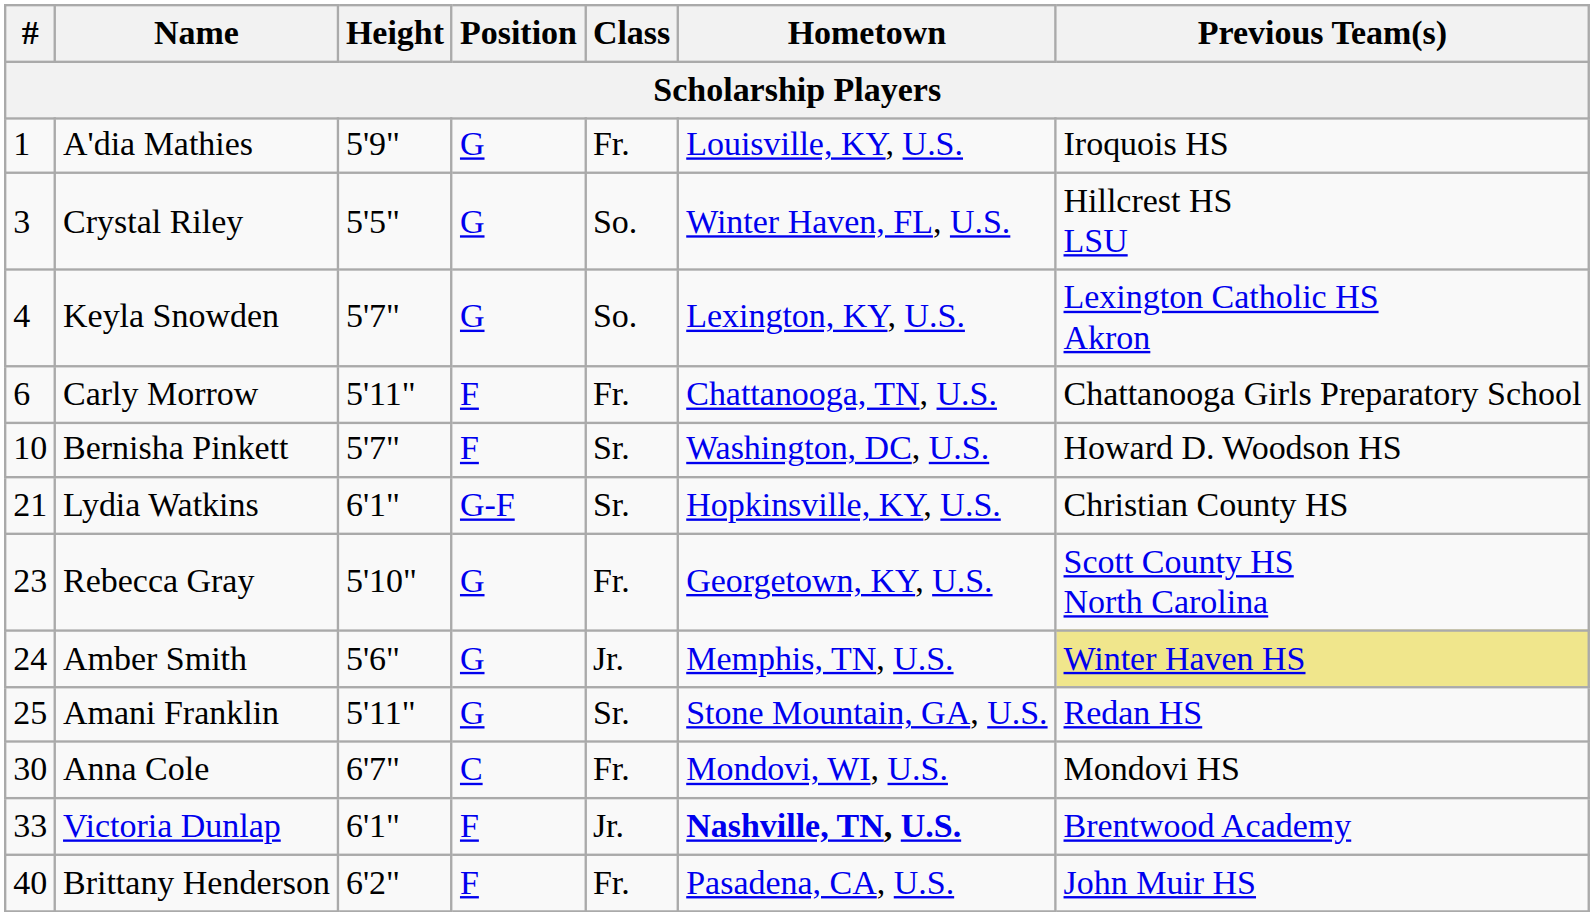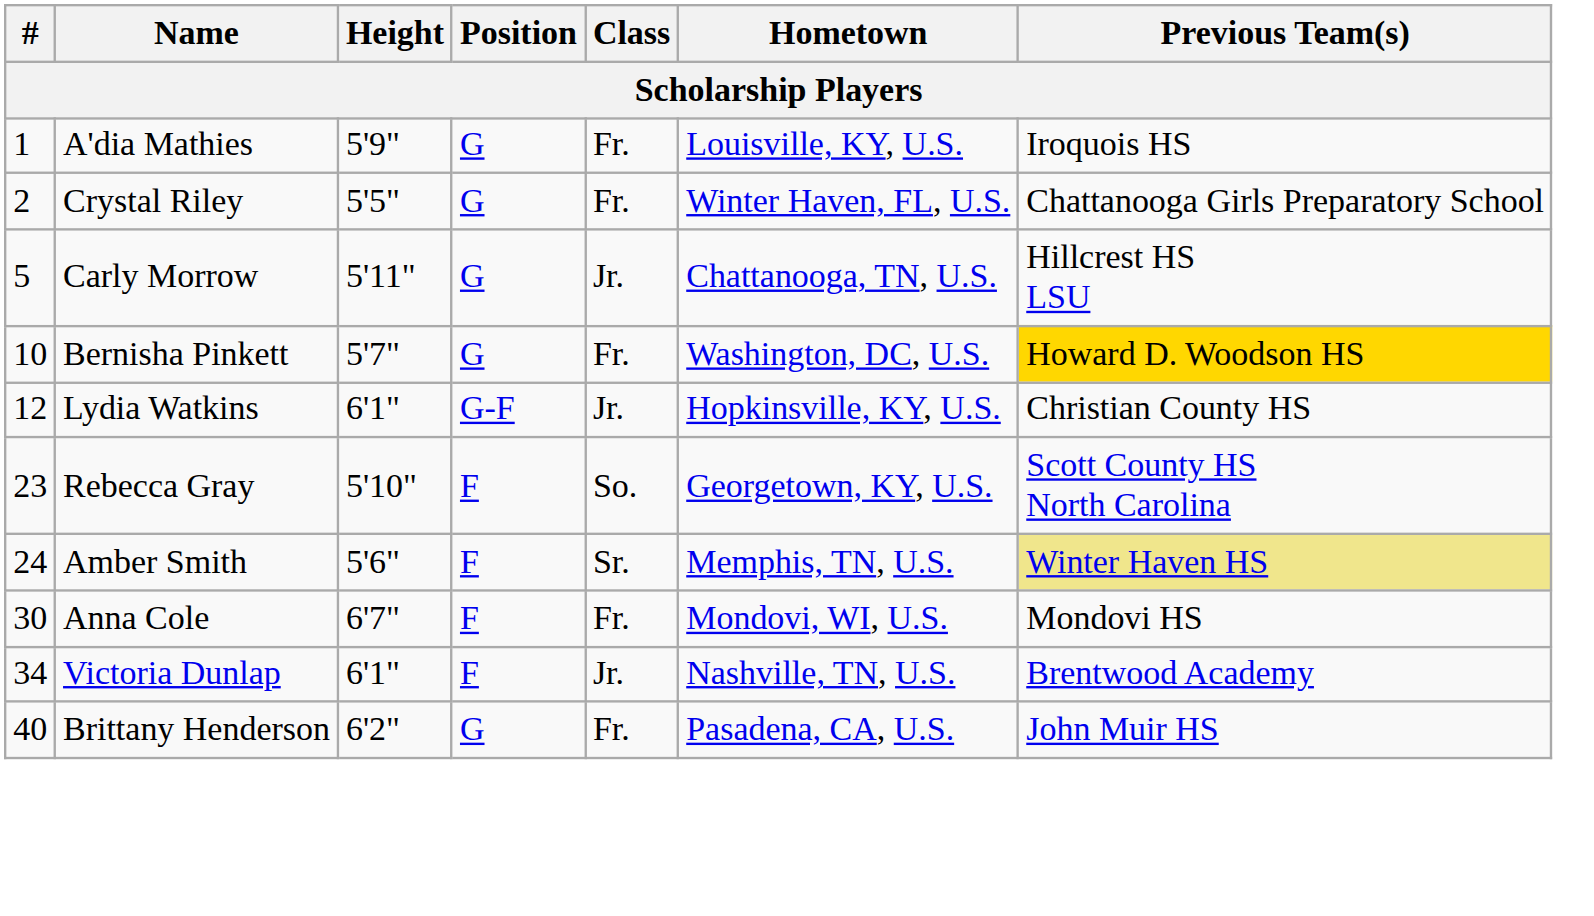(22, 221) 3 -> (22, 201) 2
(615, 221) So. -> (611, 201) Fr.
(1148, 221) Hillcrest HS LSU -> (1285, 201) Chattanooga Girls Preparatory School
- row: (171, 317)
(22, 393) 6 -> (22, 277) 5
(469, 393) F -> (472, 277) G
(611, 393) Fr. -> (608, 277) Jr.
(1322, 393) Chattanooga Girls Preparatory School -> (1111, 277) Hillcrest HS LSU
(469, 449) F -> (472, 353) G
(611, 449) Sr. -> (611, 353) Fr.
(1233, 449) no background -> (1195, 353) gold background
(30, 505) 21 -> (30, 409) 12
(611, 505) Sr. -> (608, 409) Jr.
(472, 581) G -> (469, 485) F
(611, 581) Fr. -> (615, 485) So.
(472, 657) G -> (469, 561) F
(608, 657) Jr. -> (611, 561) Sr.
- row: (171, 713)
(471, 769) C -> (469, 617) F
(30, 825) 33 -> (30, 673) 34
(824, 825) bold -> (821, 673) normal
(469, 881) F -> (472, 729) G
